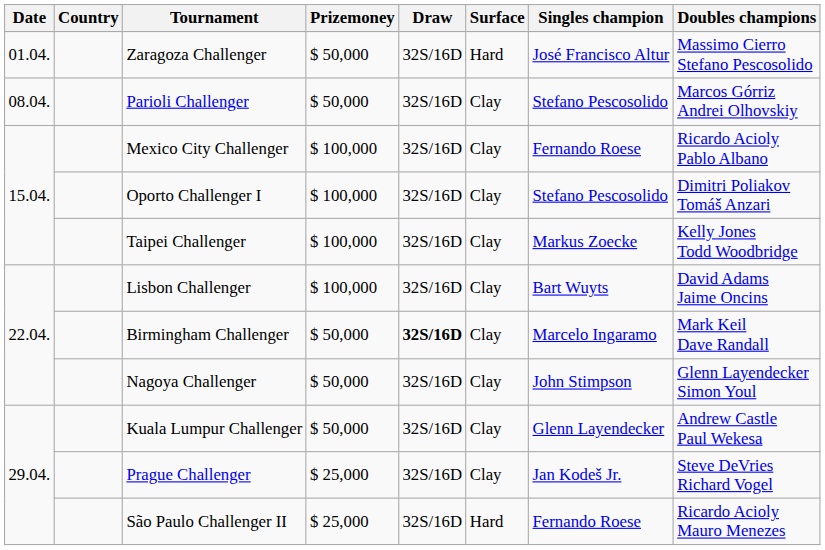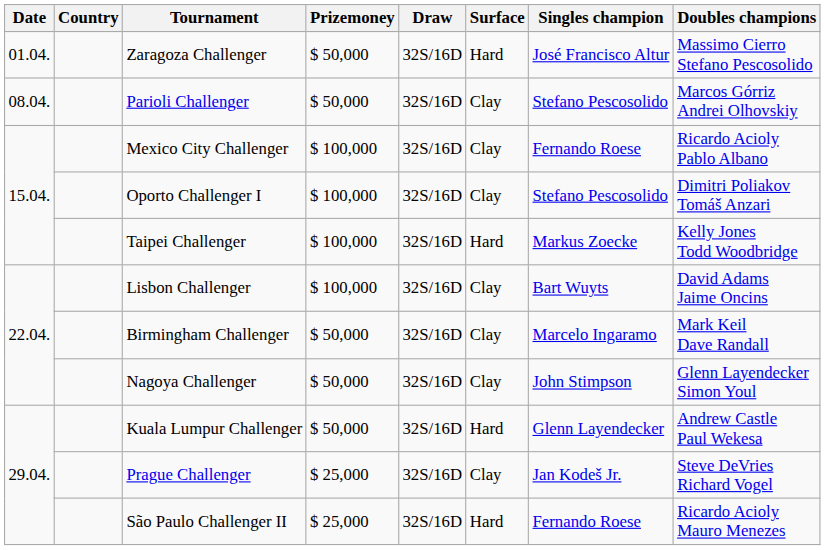(486, 241) Clay -> (487, 241) Hard
(432, 334) bold -> (432, 334) normal
(486, 427) Clay -> (487, 427) Hard
